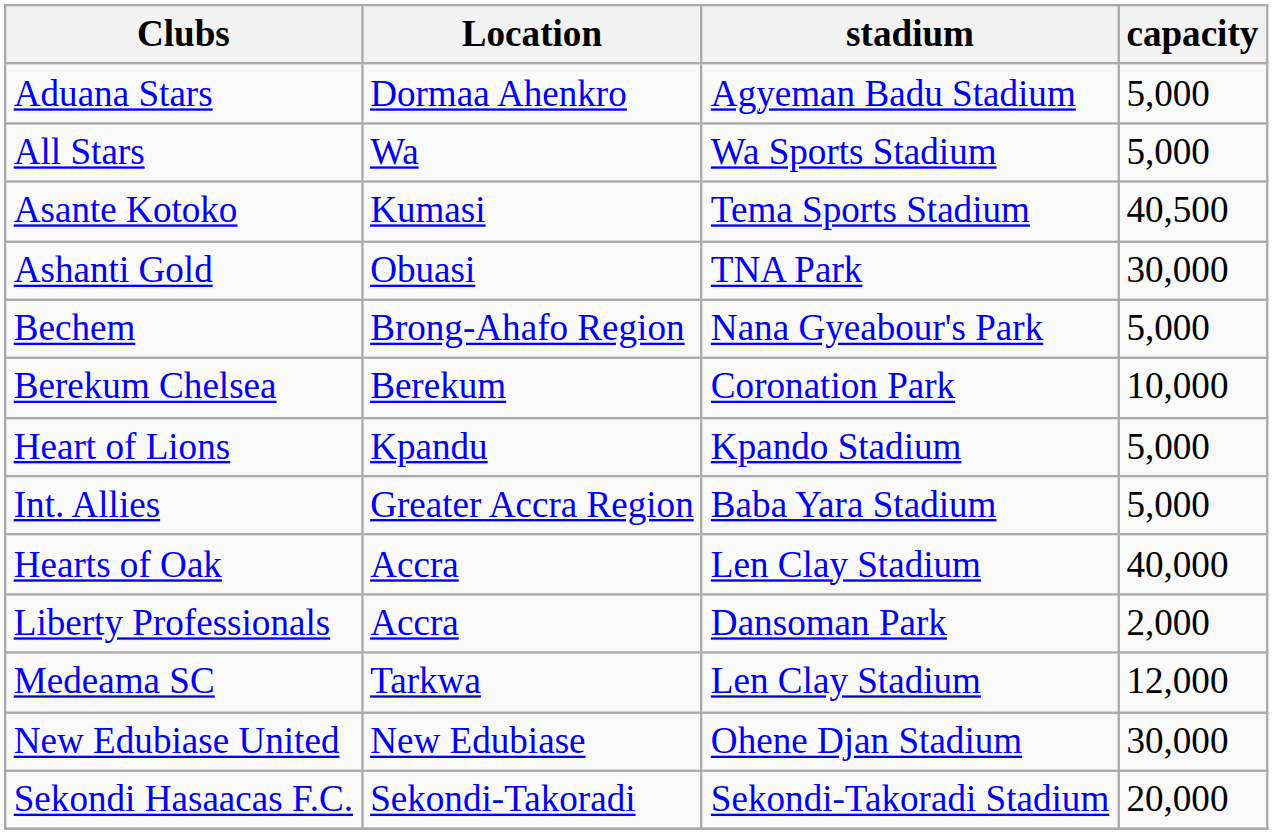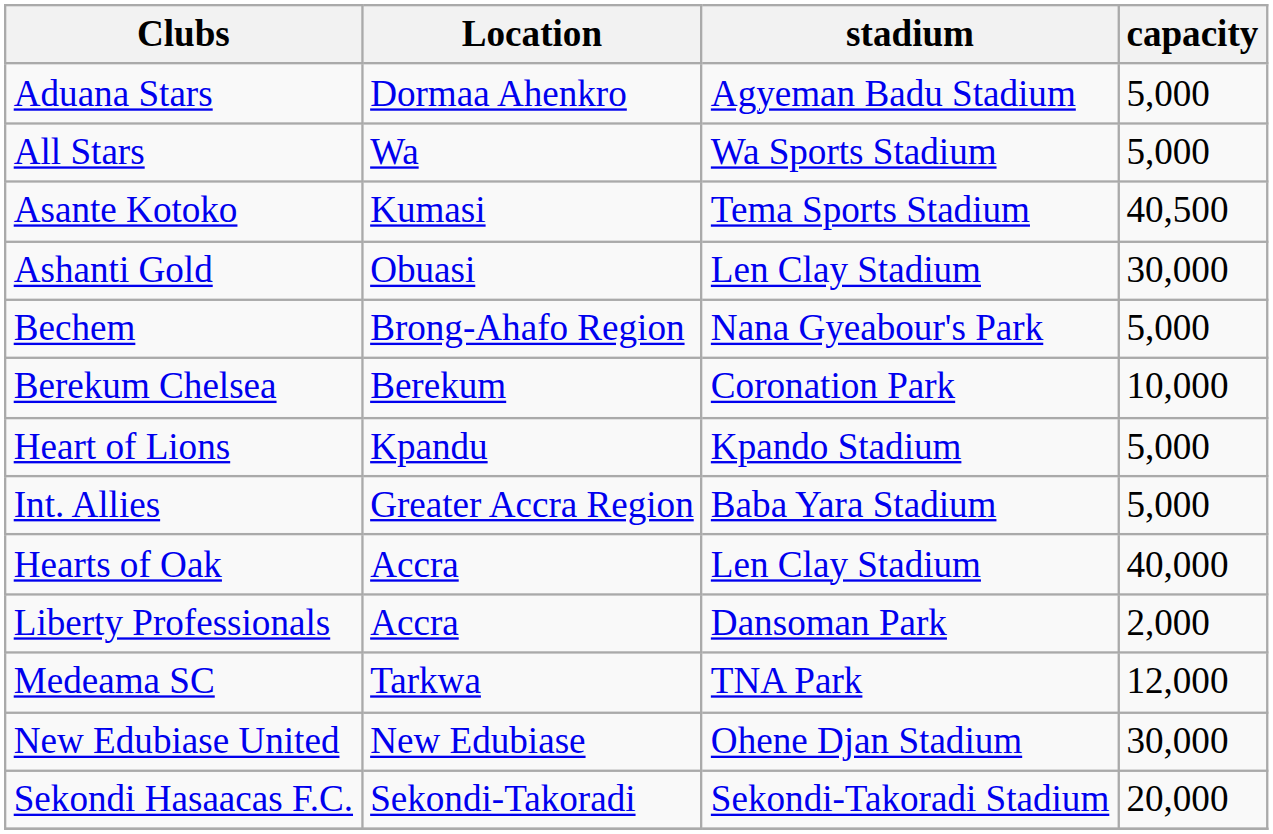(787, 269) TNA Park -> (846, 269) Len Clay Stadium
(846, 681) Len Clay Stadium -> (787, 681) TNA Park
